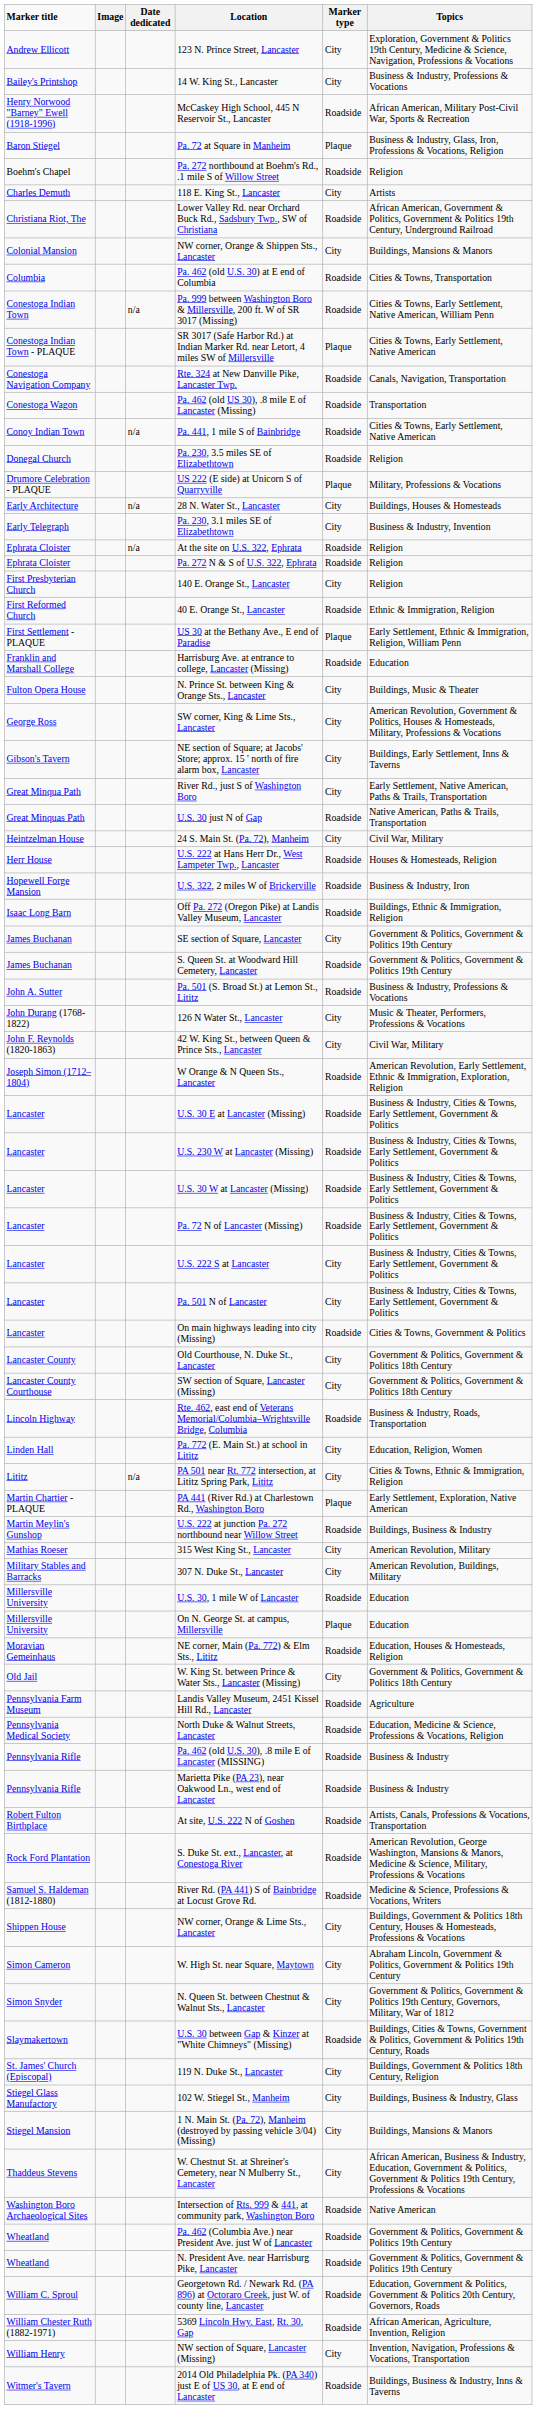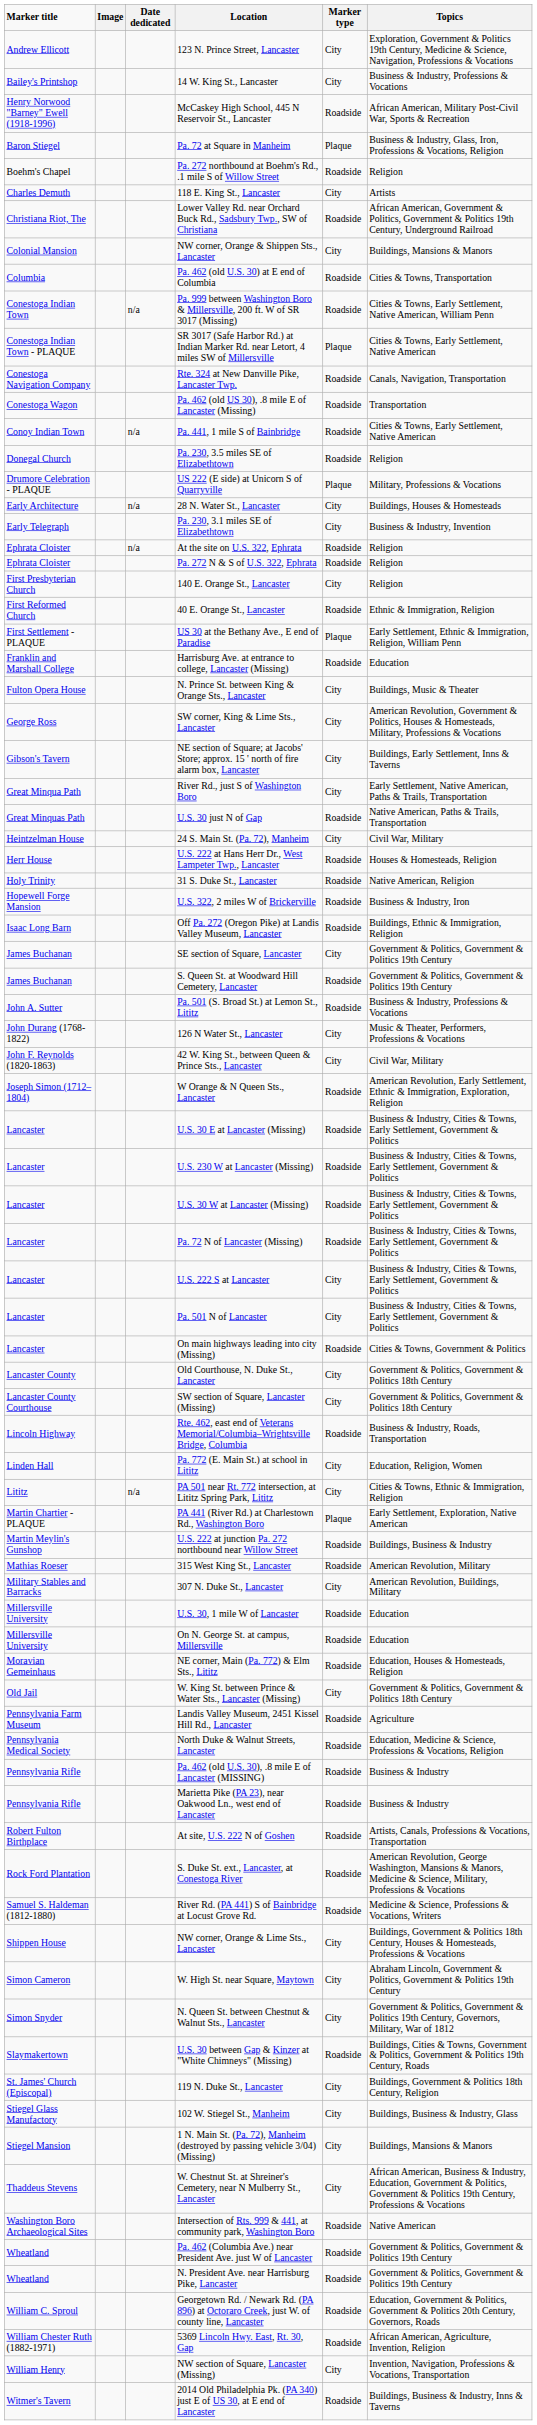+ row: (227, 880)
(333, 1550) City -> (343, 1566) Roadside
(338, 1624) Plaque -> (343, 1640) Roadside
